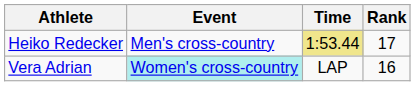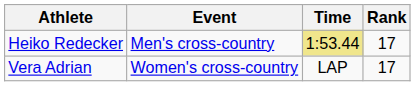(214, 69) paleturquoise background -> (214, 69) no background
(387, 69) 16 -> (387, 69) 17
